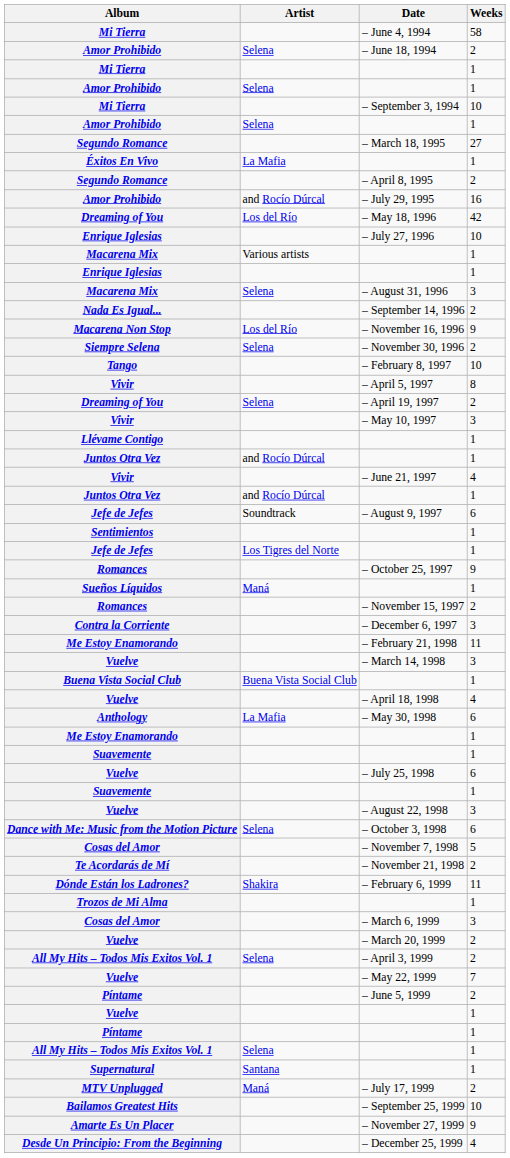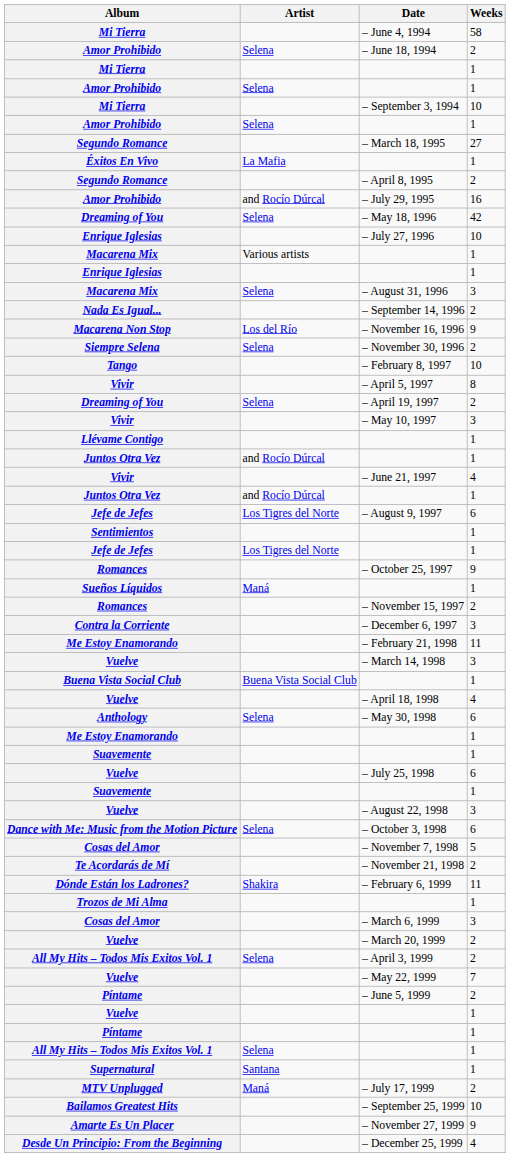(270, 217) Los del Río -> (258, 217) Selena
(269, 513) Soundtrack -> (291, 513) Los Tigres del Norte
(264, 717) La Mafia -> (258, 717) Selena
